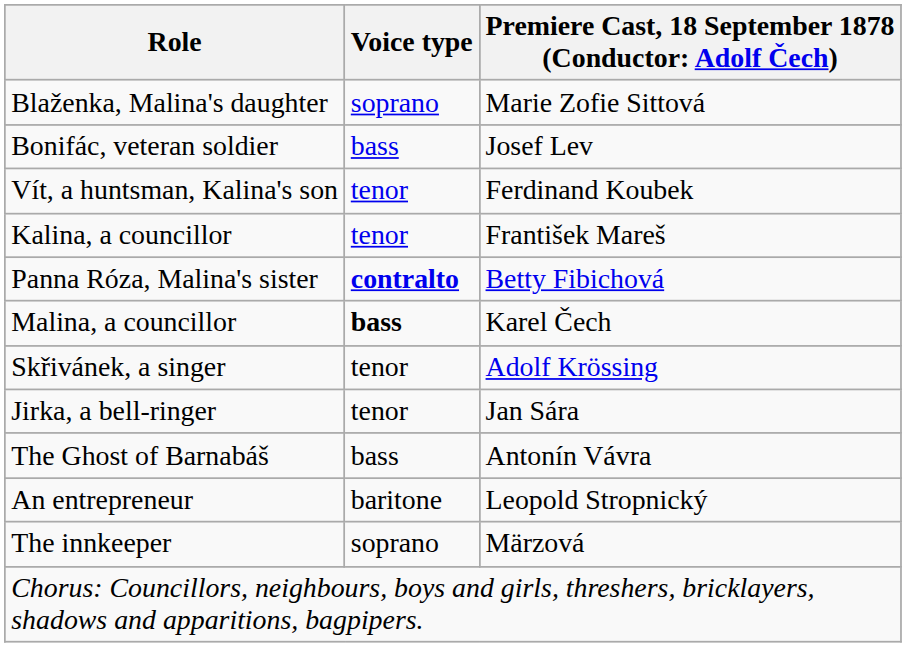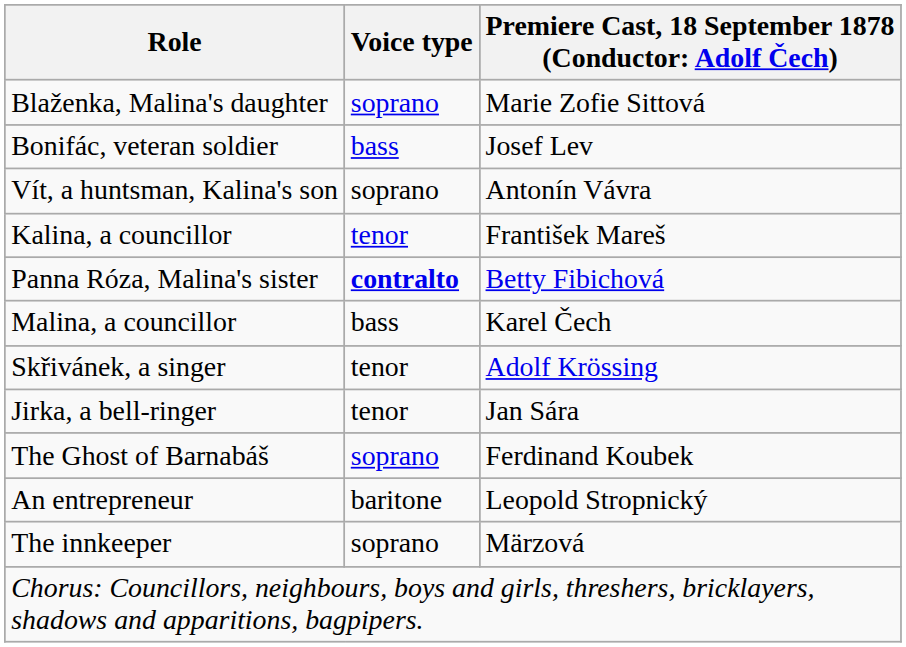(379, 190) tenor -> (395, 190) soprano
(590, 190) Ferdinand Koubek -> (568, 190) Antonín Vávra
(376, 322) bold -> (375, 322) normal
(375, 455) bass -> (395, 455) soprano
(568, 455) Antonín Vávra -> (590, 455) Ferdinand Koubek
